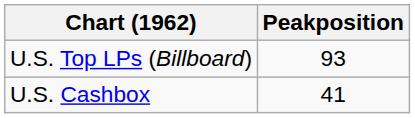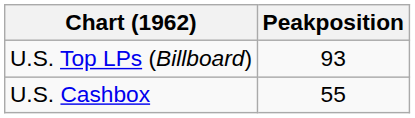(333, 94) 41 -> (333, 94) 55
